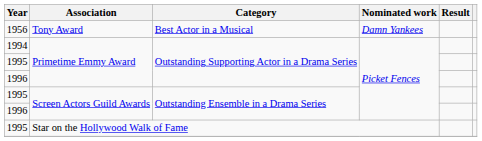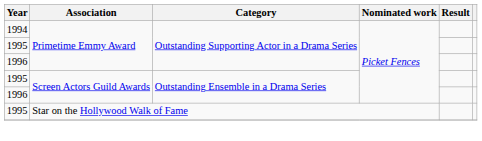- row: (17, 29)
